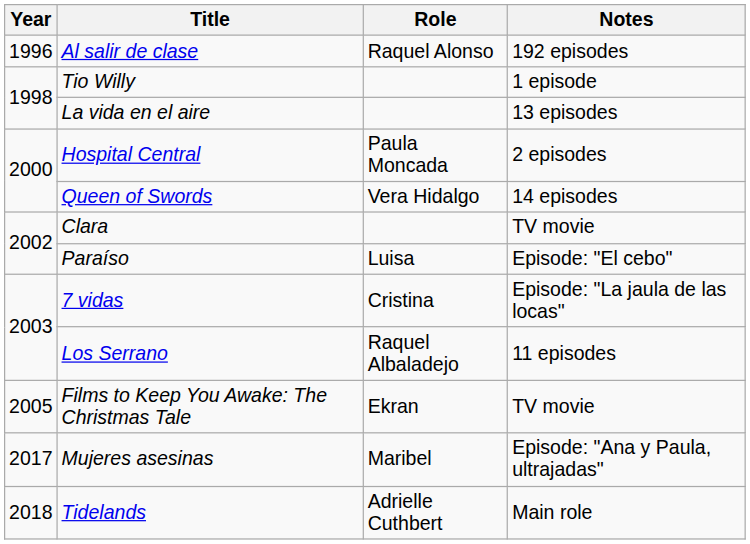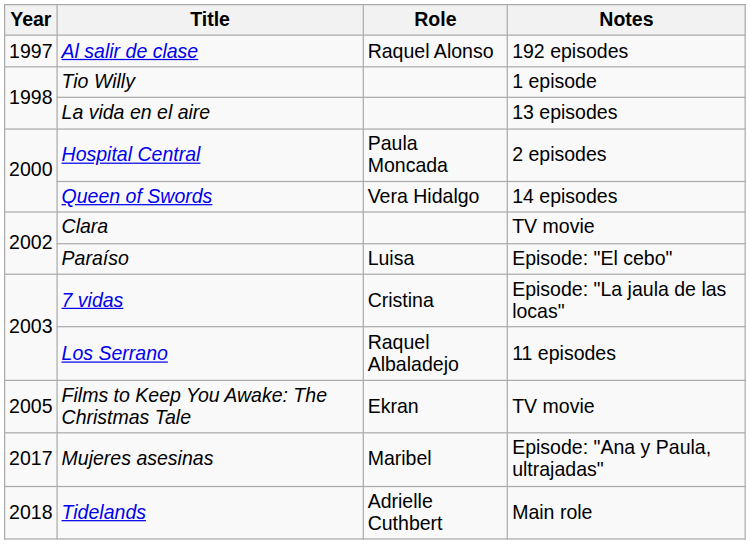(31, 50) 1996 -> (31, 50) 1997
